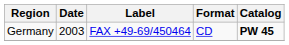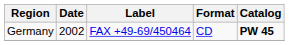(72, 31) 2003 -> (72, 31) 2002
